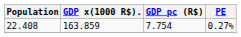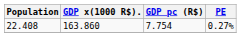(81, 26) 163.859 -> (81, 26) 163.860
